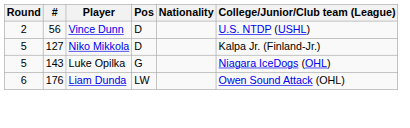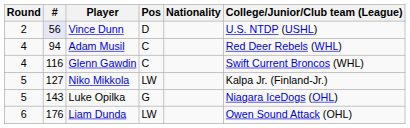(55, 30) no background -> (55, 30) lavender background
+ row: (97, 47)
+ row: (102, 64)
(138, 47) D -> (149, 81) LW
